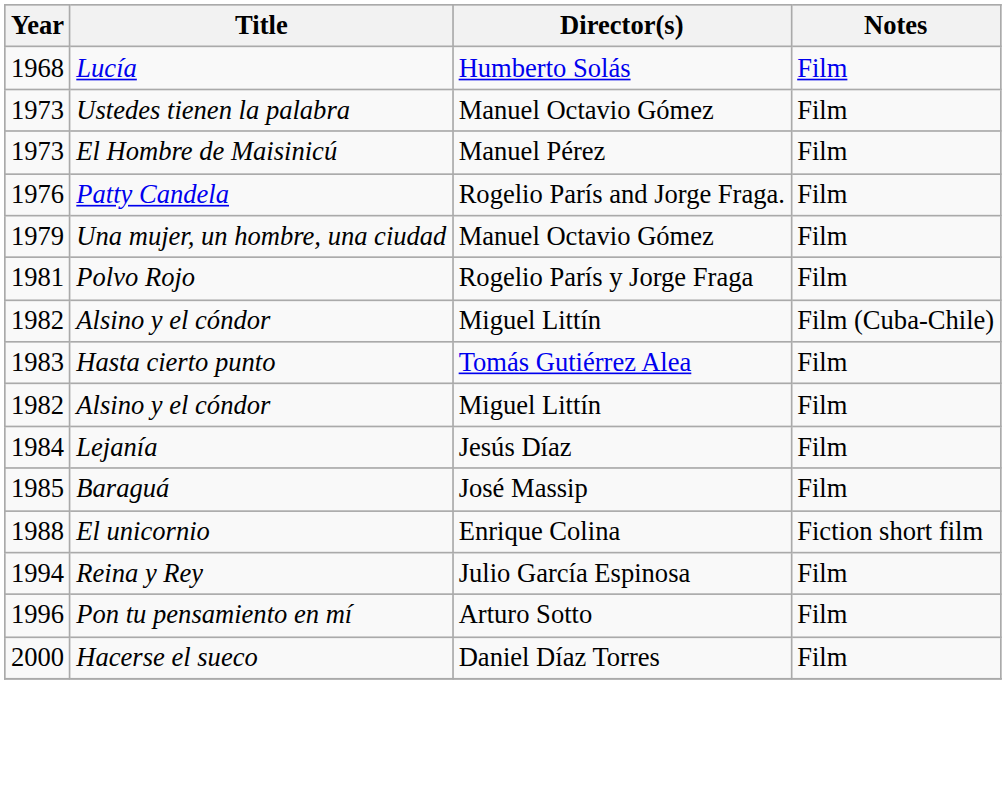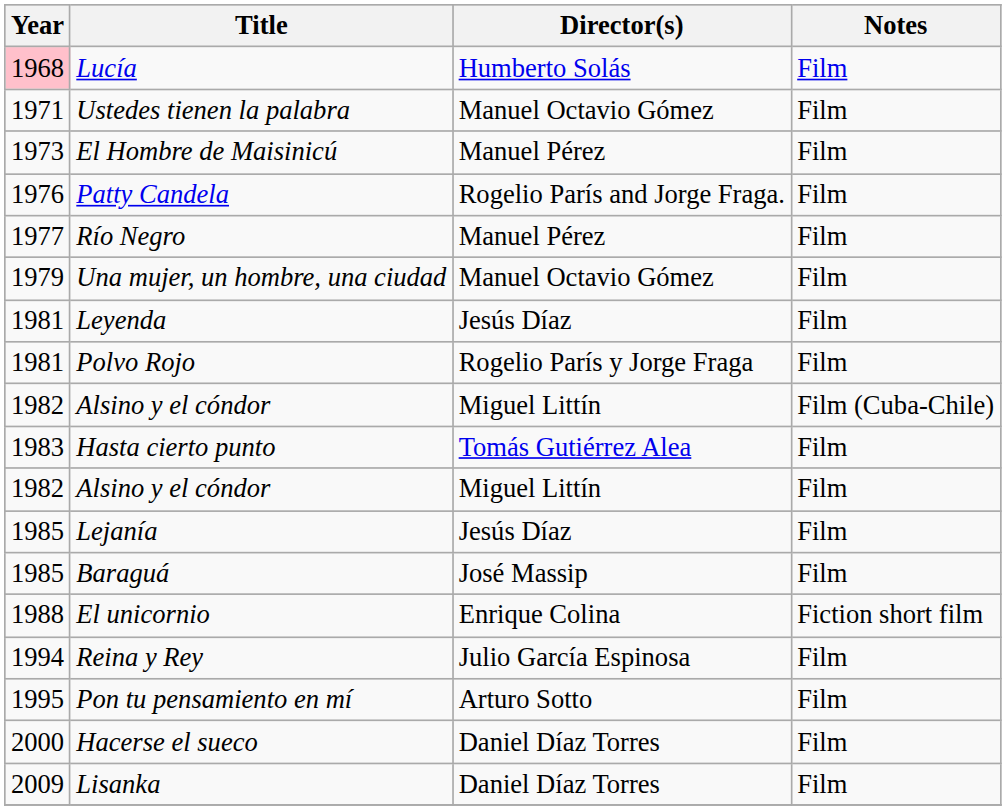(38, 67) no background -> (38, 67) pink background
(38, 109) 1973 -> (38, 109) 1971
+ row: (131, 236)
+ row: (121, 320)
(38, 446) 1984 -> (38, 531) 1985
(38, 615) 1996 -> (38, 699) 1995
+ row: (118, 783)
